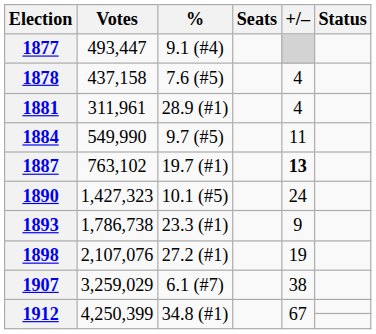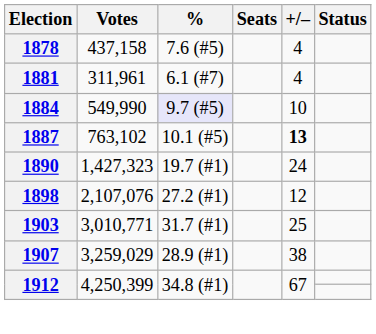- row: (41, 48)
(195, 107) 28.9 (#1) -> (195, 77) 6.1 (#7)
(195, 136) no background -> (195, 107) lavender background
(298, 136) 11 -> (298, 107) 10
(195, 166) 19.7 (#1) -> (195, 136) 10.1 (#5)
(195, 195) 10.1 (#5) -> (195, 166) 19.7 (#1)
- row: (41, 225)
(298, 254) 19 -> (298, 195) 12
+ row: (41, 225)
(195, 283) 6.1 (#7) -> (195, 254) 28.9 (#1)
